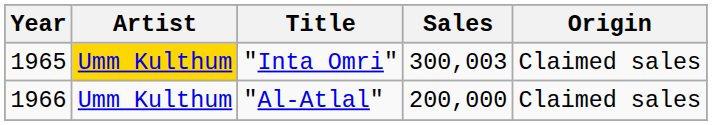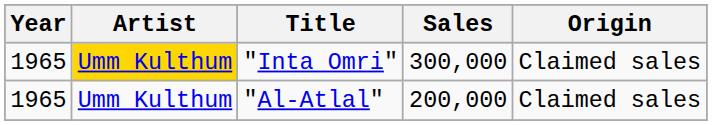(458, 62) 300,003 -> (458, 62) 300,000
(39, 100) 1966 -> (39, 100) 1965
